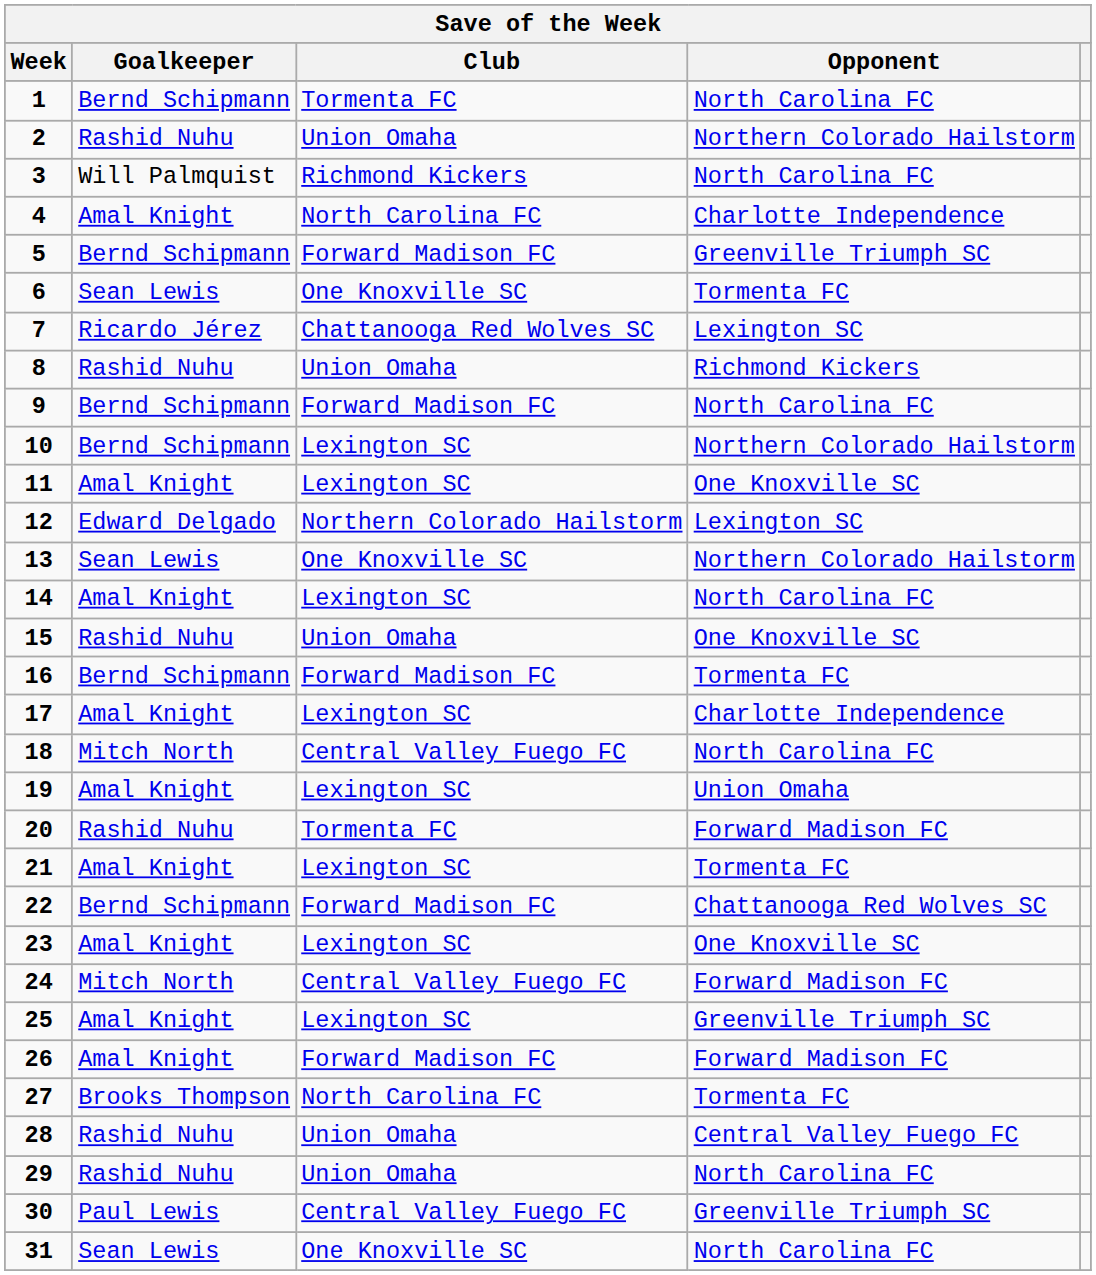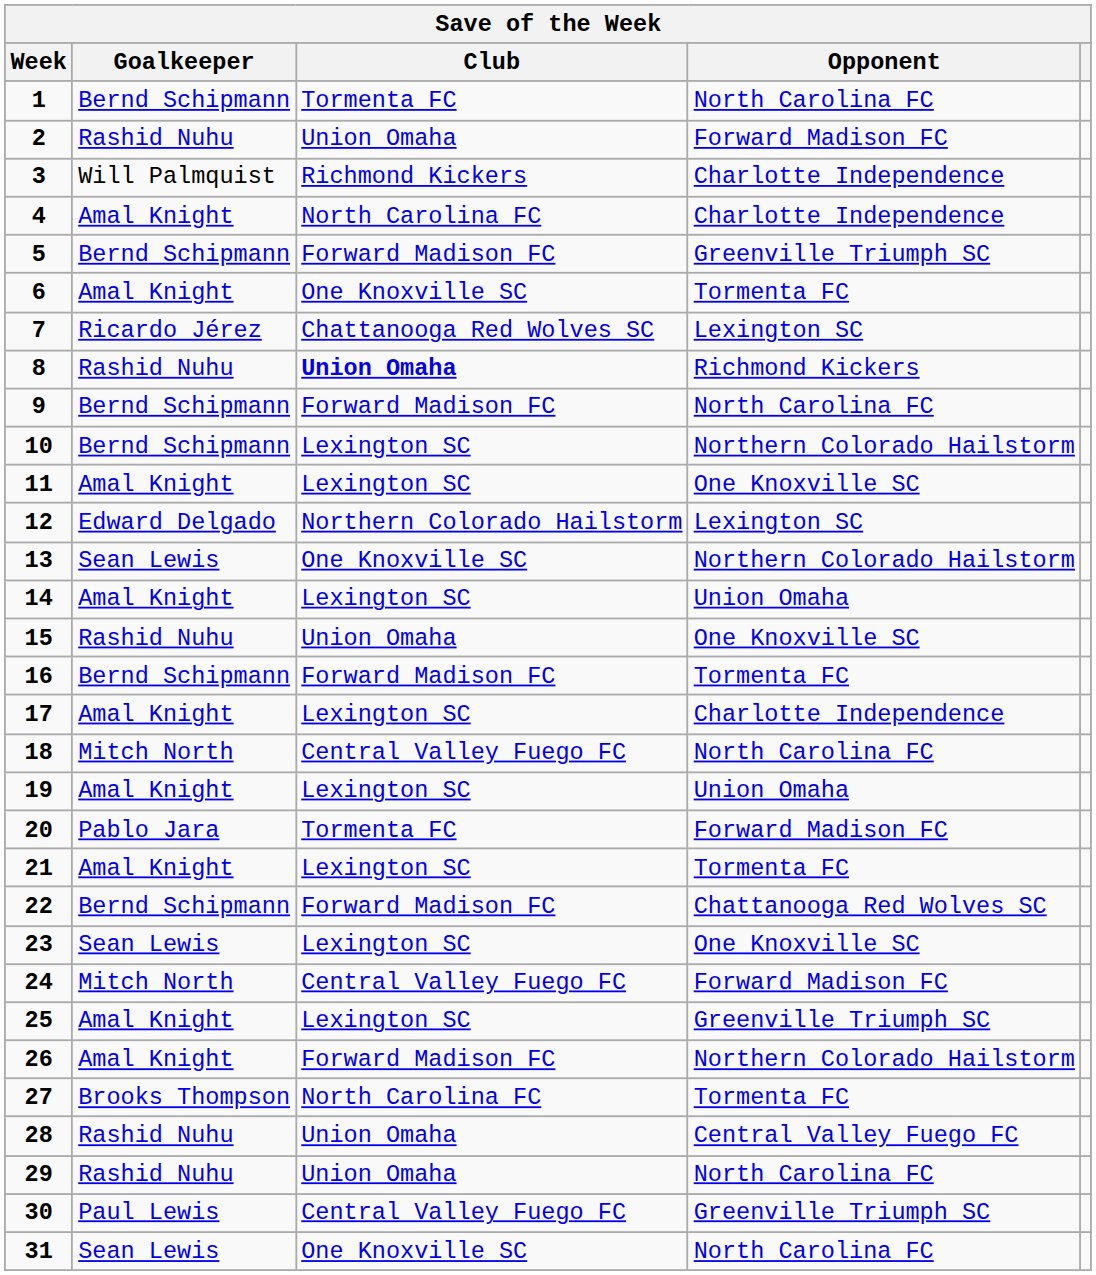(884, 139) Northern Colorado Hailstorm -> (821, 139) Forward Madison FC
(814, 177) North Carolina FC -> (849, 177) Charlotte Independence
(149, 293) Sean Lewis -> (156, 293) Amal Knight
(379, 369) normal -> (379, 369) bold
(814, 599) North Carolina FC -> (771, 599) Union Omaha
(156, 829) Rashid Nuhu -> (149, 829) Pablo Jara
(156, 944) Amal Knight -> (149, 944) Sean Lewis
(821, 1060) Forward Madison FC -> (884, 1060) Northern Colorado Hailstorm
